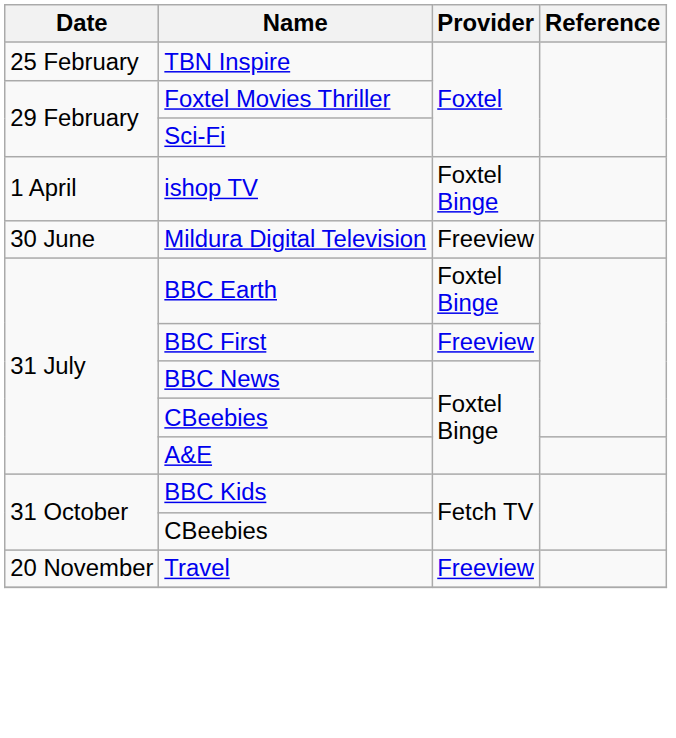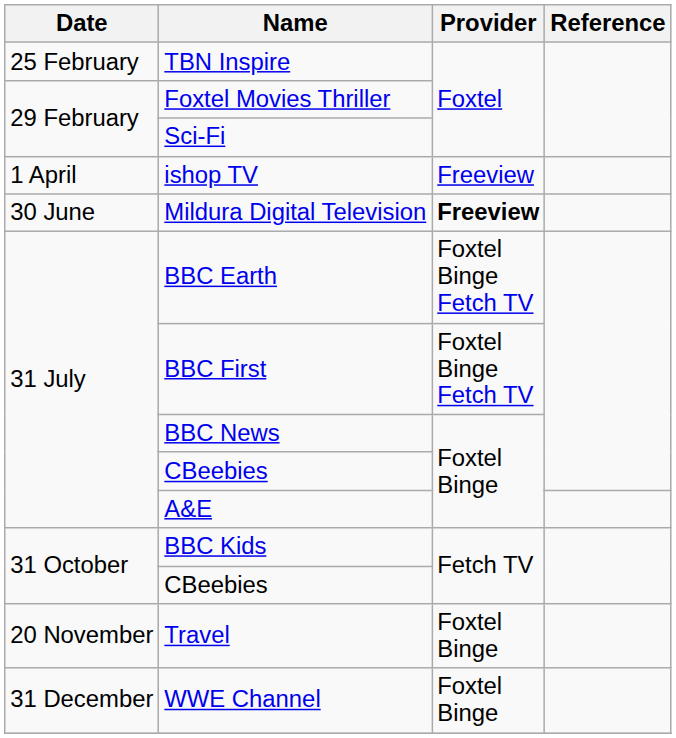(470, 188) Foxtel Binge -> (486, 174) Freeview
(486, 239) normal -> (488, 212) bold
(470, 290) Foxtel Binge -> (485, 277) Foxtel Binge Fetch TV
(486, 341) Freeview -> (485, 368) Foxtel Binge Fetch TV
(486, 568) Freeview -> (470, 635) Foxtel Binge
+ row: (82, 700)
